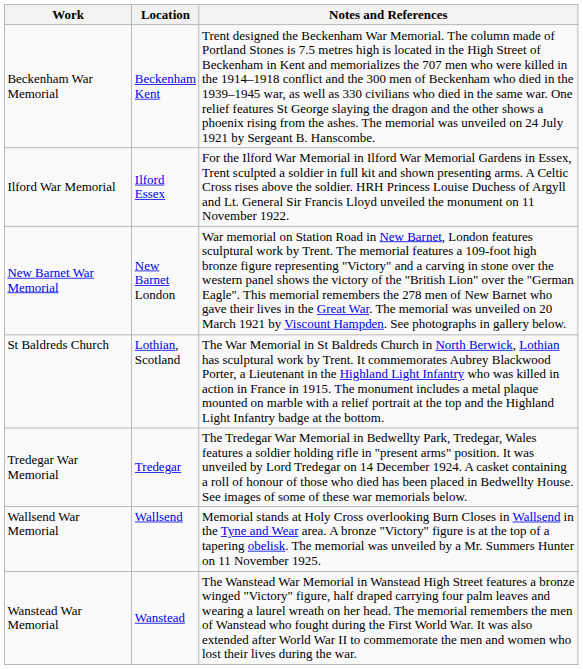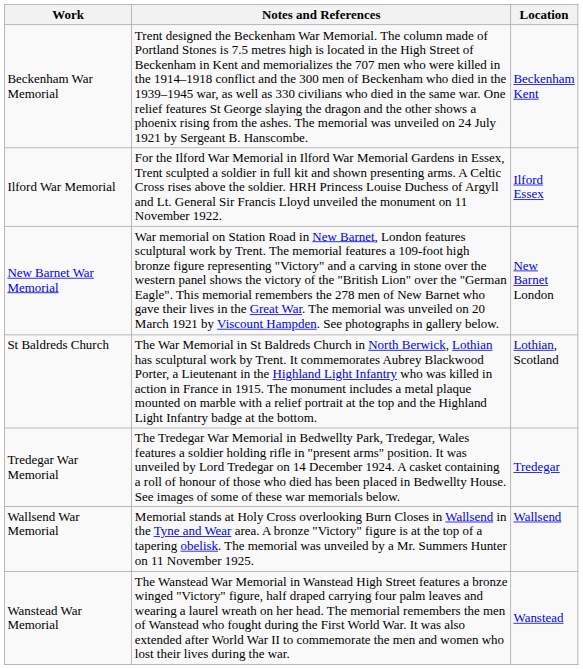columns swapped: (165, 14) <-> (388, 14)
